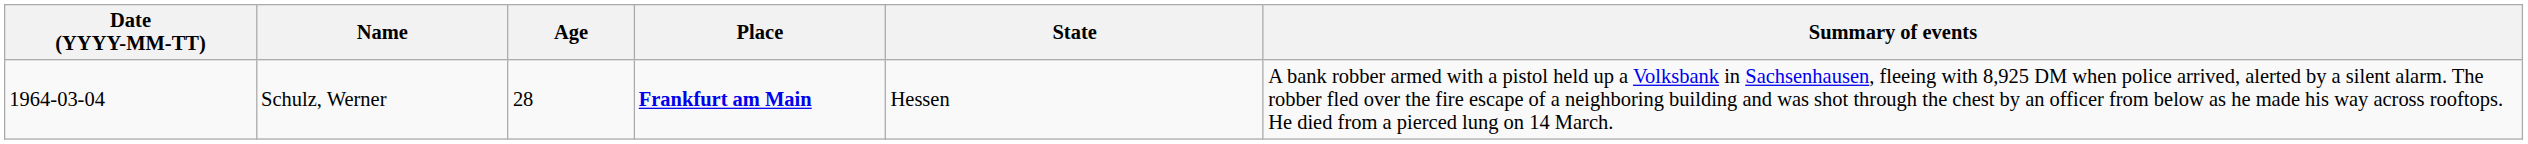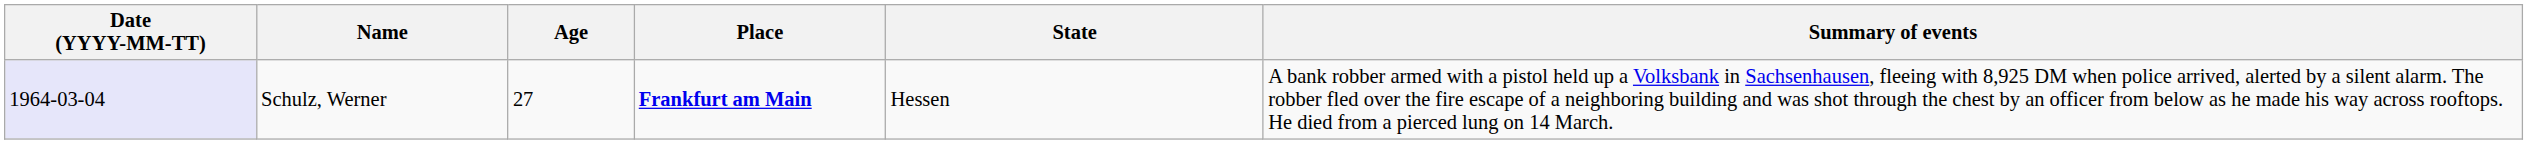(57, 99) no background -> (57, 99) lavender background
(523, 99) 28 -> (523, 99) 27
